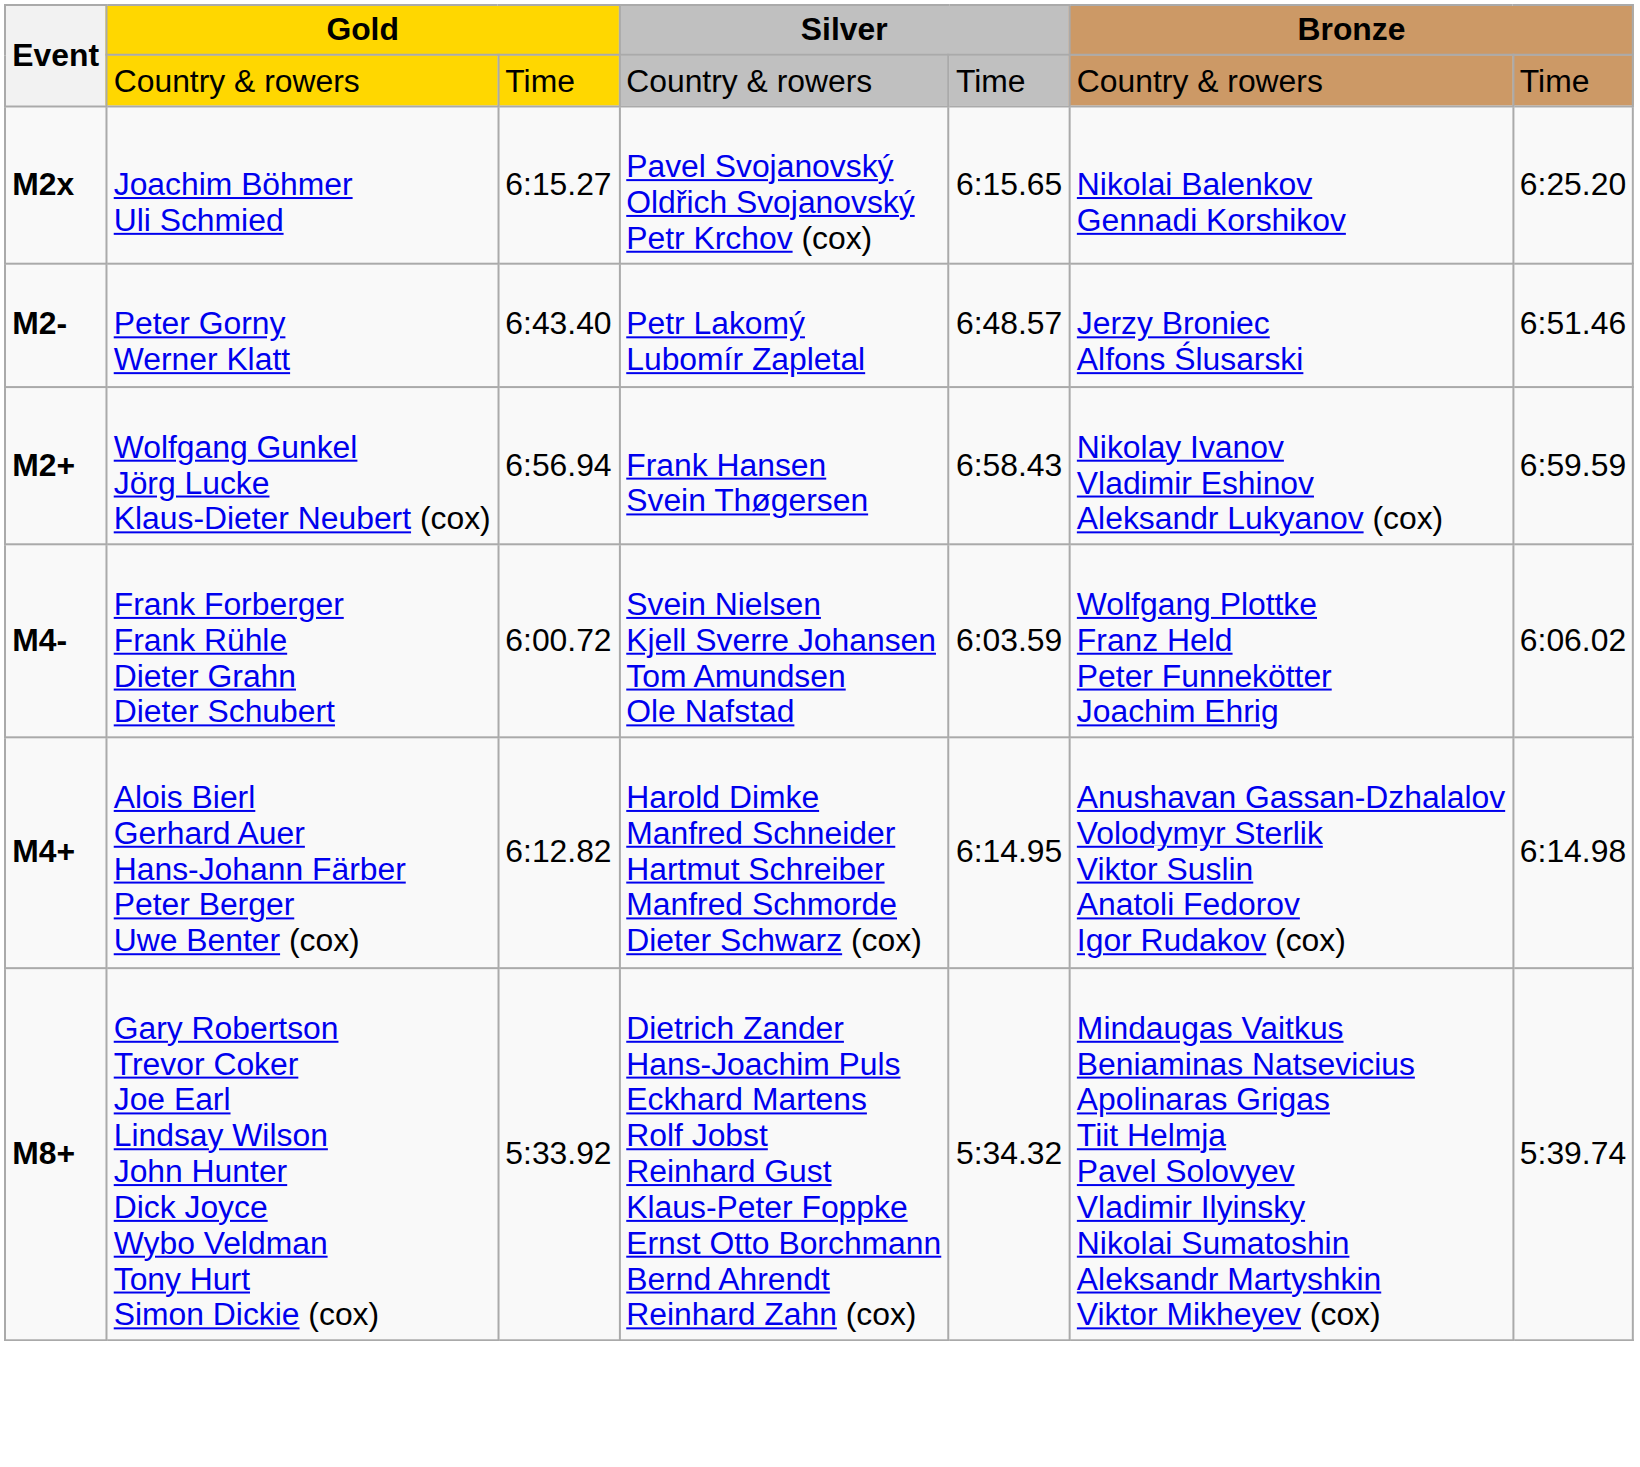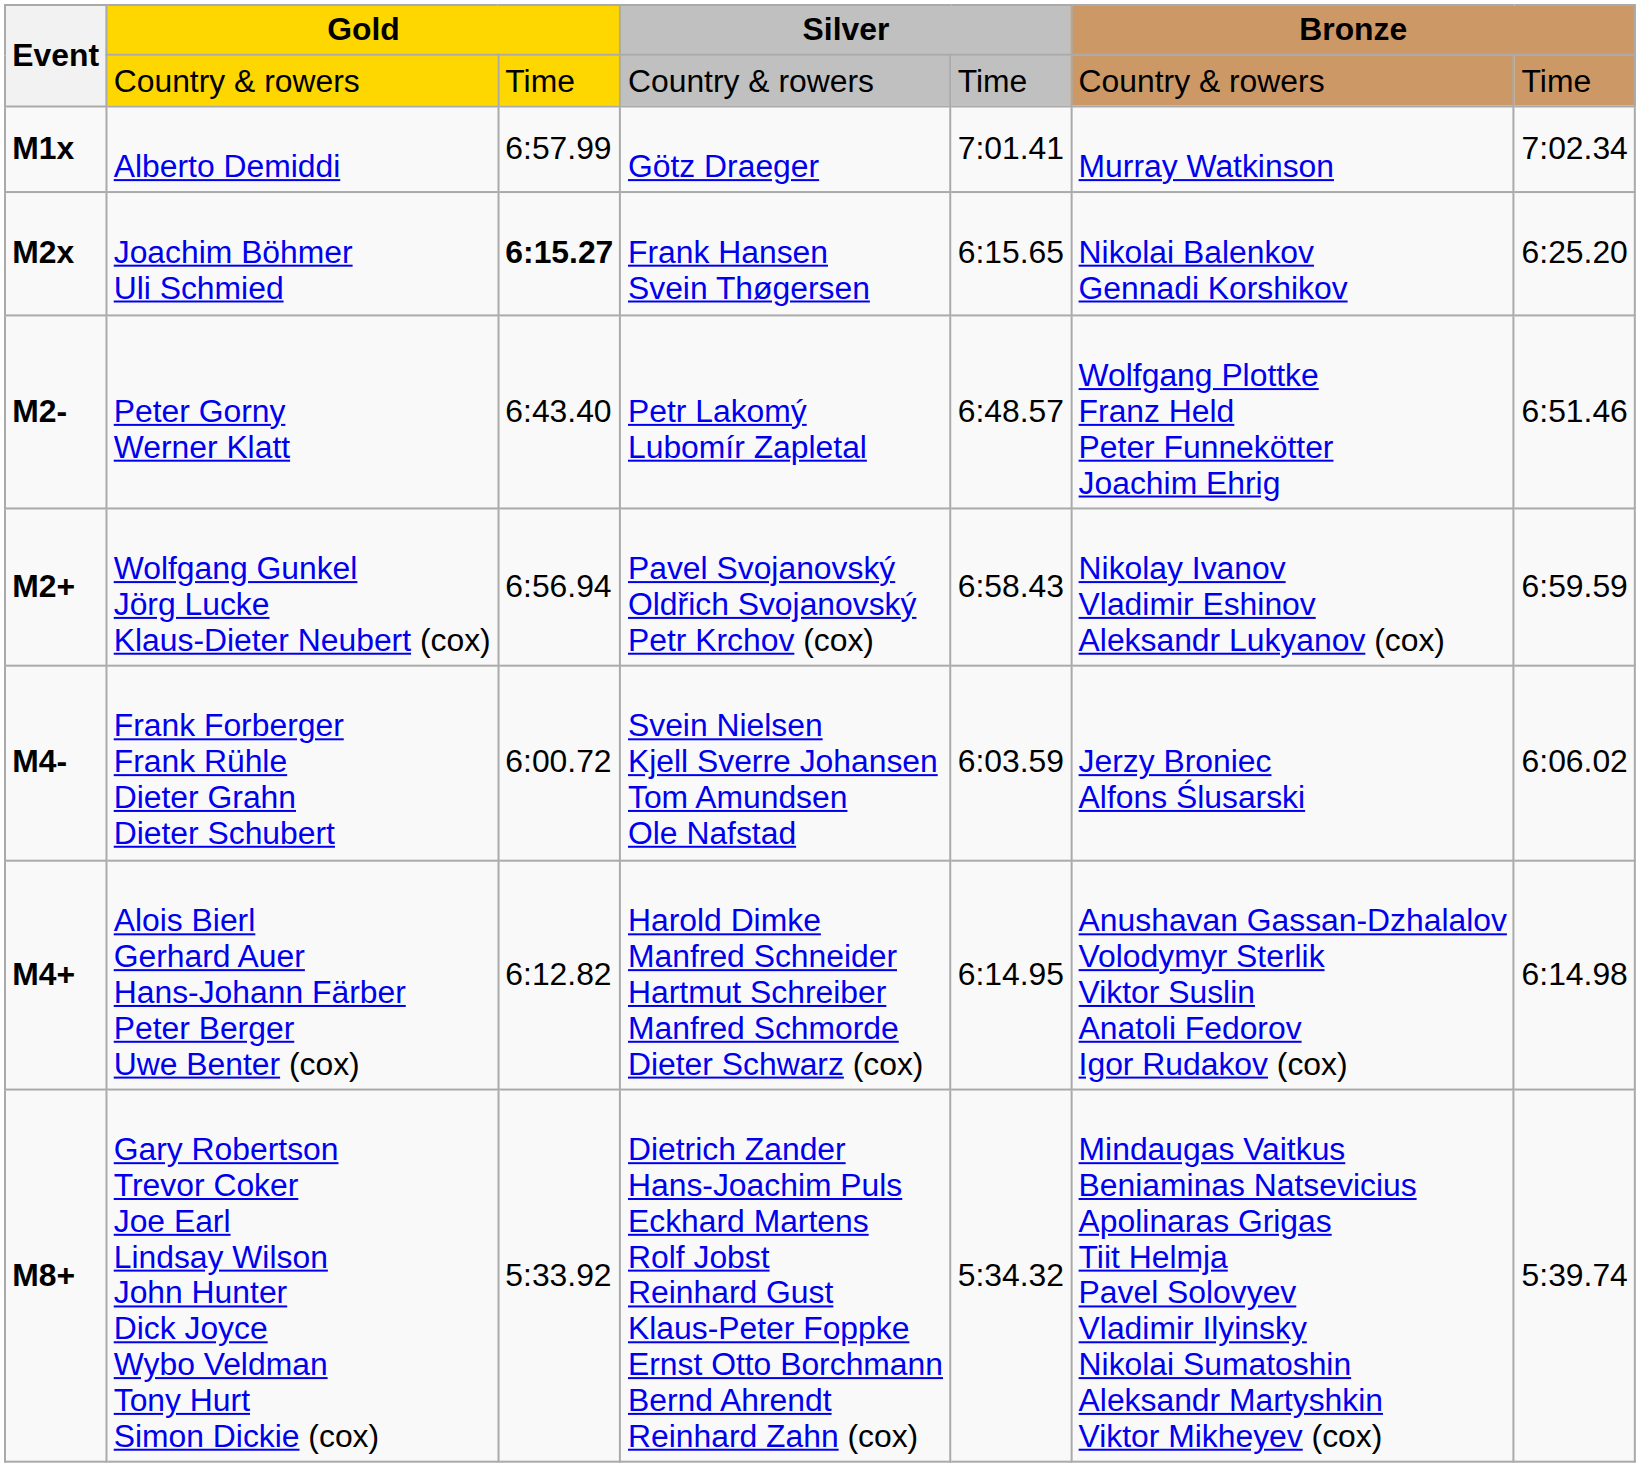+ row: (227, 166)
(558, 184) normal -> (559, 252) bold
(770, 202) Pavel Svojanovský Oldřich Svojanovský Petr Krchov (cox) -> (749, 270) Frank Hansen Svein Thøgersen
(1190, 342) Jerzy Broniec Alfons Ślusarski -> (1206, 428) Wolfgang Plottke Franz Held Peter Funnekötter Joachim Ehrig
(747, 482) Frank Hansen Svein Thøgersen -> (772, 604) Pavel Svojanovský Oldřich Svojanovský Petr Krchov (cox)
(1204, 658) Wolfgang Plottke Franz Held Peter Funnekötter Joachim Ehrig -> (1192, 780) Jerzy Broniec Alfons Ślusarski
